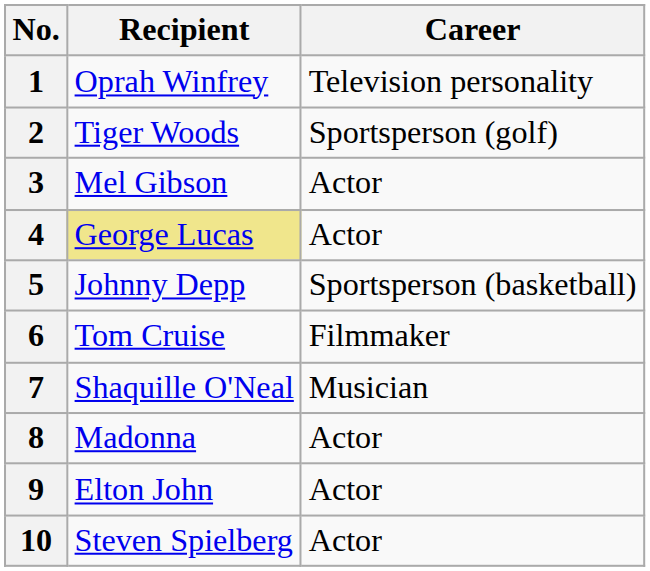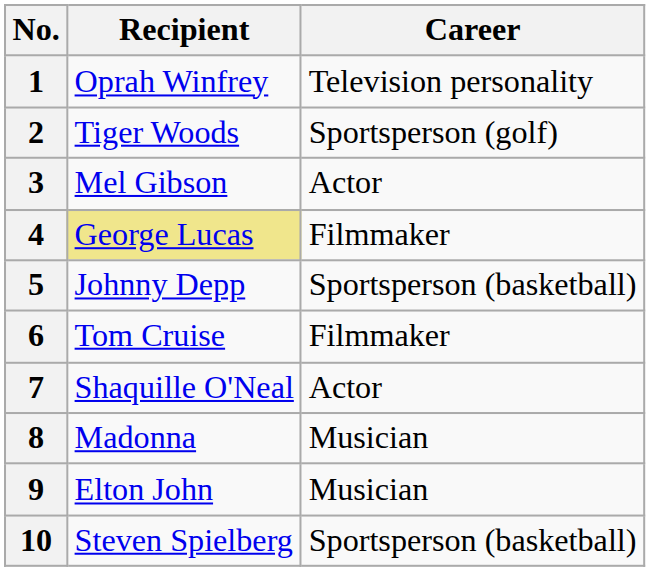(345, 234) Actor -> (379, 234) Filmmaker
(369, 387) Musician -> (345, 387) Actor
(345, 438) Actor -> (369, 438) Musician
(345, 489) Actor -> (369, 489) Musician
(345, 540) Actor -> (473, 540) Sportsperson (basketball)
